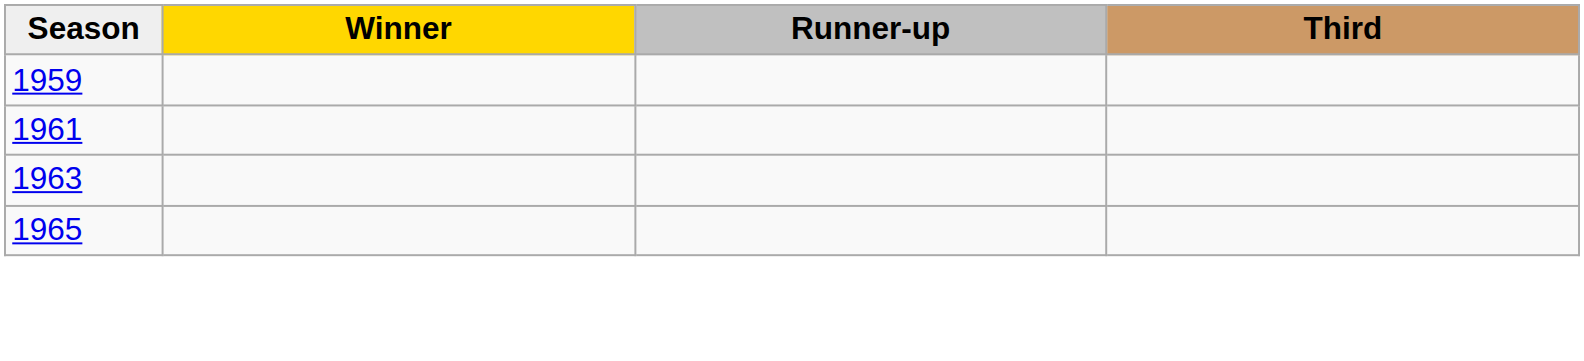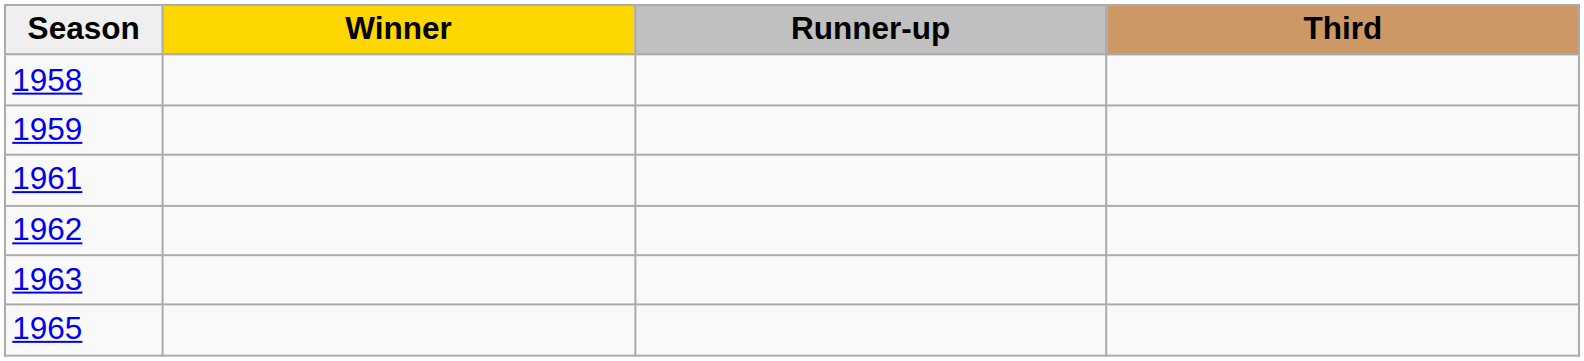+ row: (47, 79)
+ row: (47, 229)
